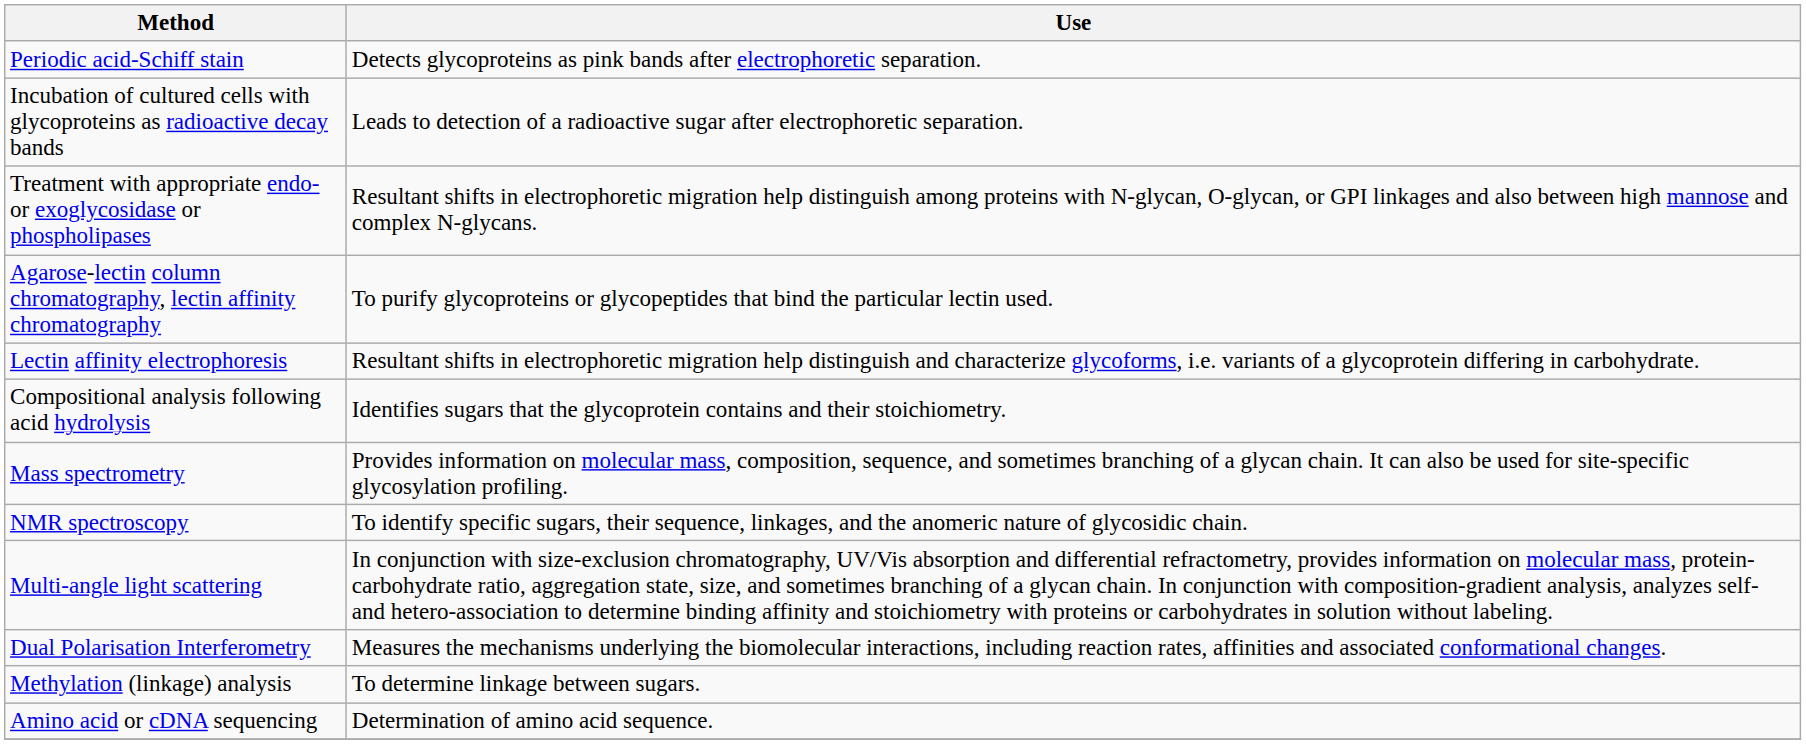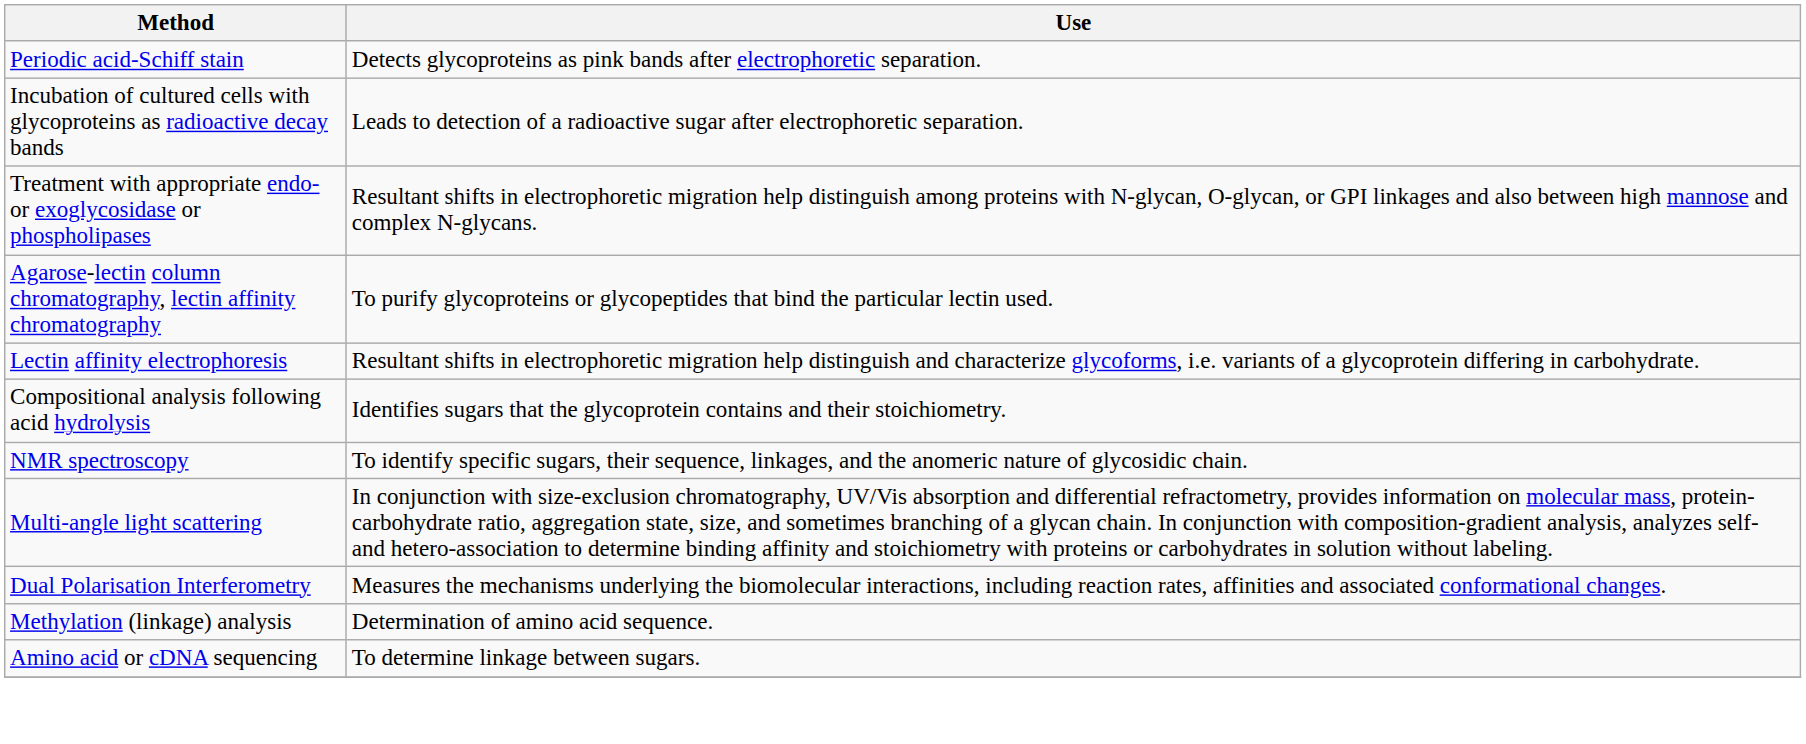- row: (97, 472)
(526, 683) To determine linkage between sugars. -> (533, 621) Determination of amino acid sequence.
(533, 720) Determination of amino acid sequence. -> (526, 657) To determine linkage between sugars.
